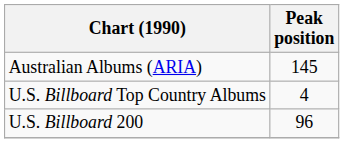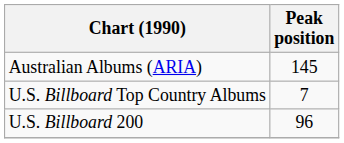(304, 94) 4 -> (304, 94) 7
